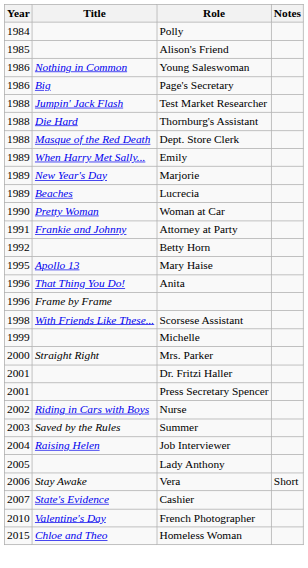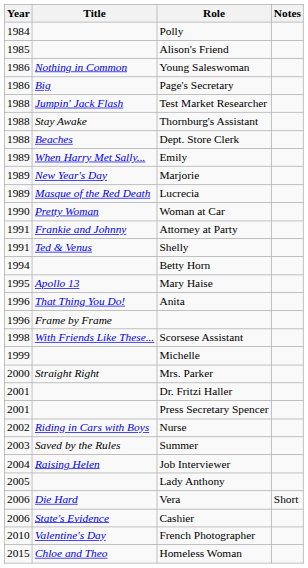(56, 121) Die Hard -> (61, 121) Stay Awake
(93, 139) Masque of the Red Death -> (54, 139) Beaches
(54, 193) Beaches -> (93, 193) Masque of the Red Death
+ row: (174, 247)
(18, 247) 1992 -> (18, 265) 1994
(61, 481) Stay Awake -> (56, 499) Die Hard
(18, 499) 2007 -> (18, 517) 2006
